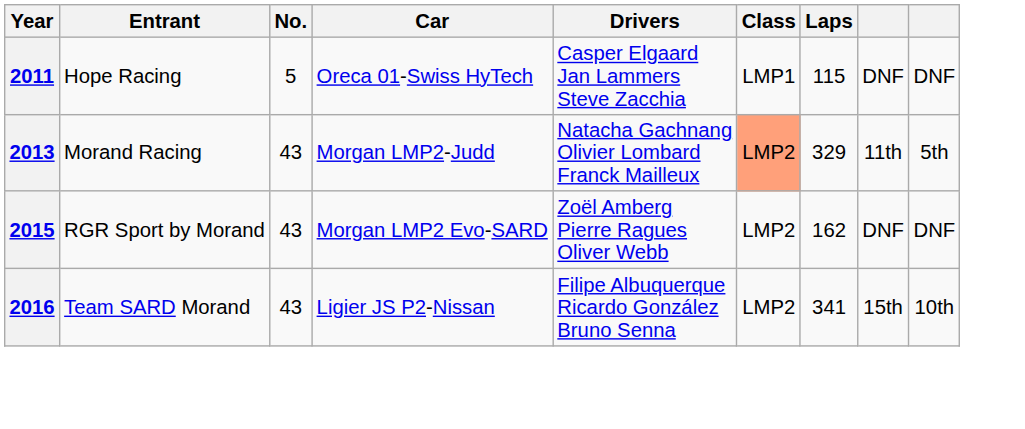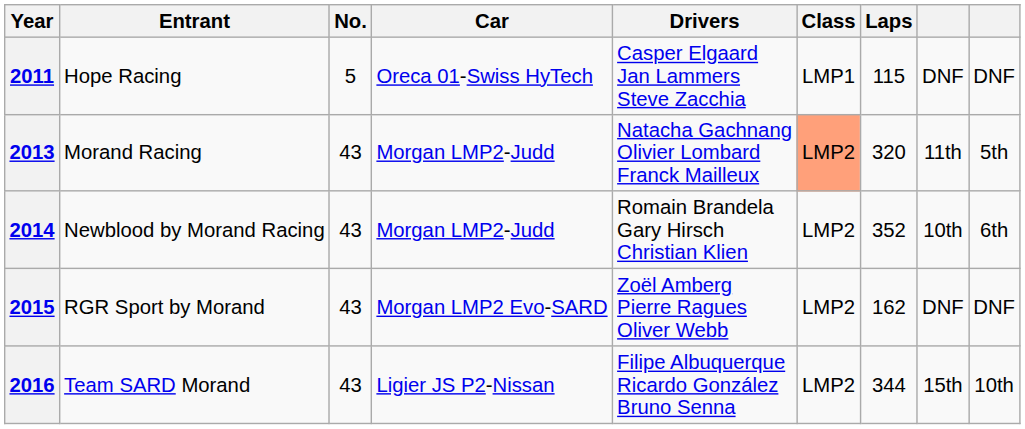(829, 153) 329 -> (889, 153) 320
+ row: (32, 230)
(829, 307) 341 -> (889, 385) 344
